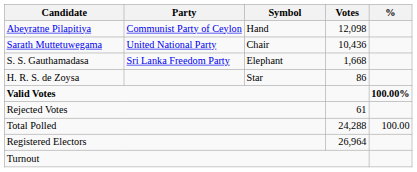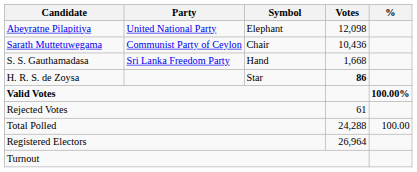(184, 28) Communist Party of Ceylon -> (172, 28) United National Party
(258, 28) Hand -> (265, 28) Elephant
(172, 45) United National Party -> (184, 45) Communist Party of Ceylon
(265, 61) Elephant -> (258, 61) Hand
(361, 77) normal -> (361, 77) bold
